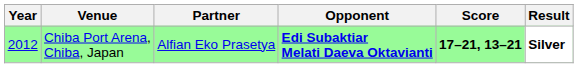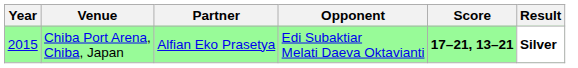(23, 44) 2012 -> (23, 44) 2015
(357, 44) bold -> (353, 44) normal
